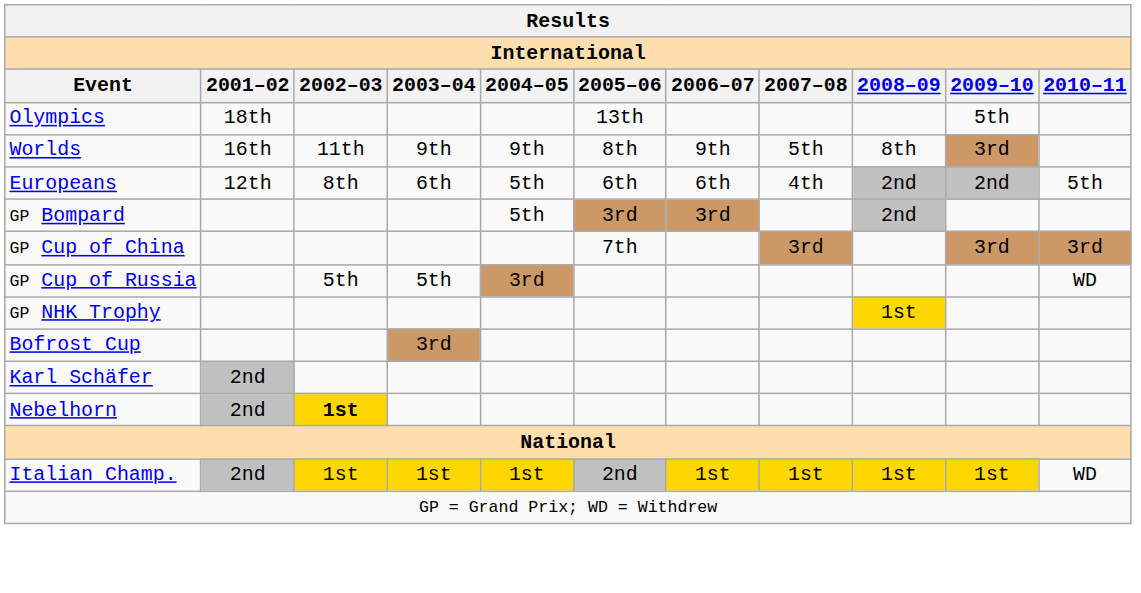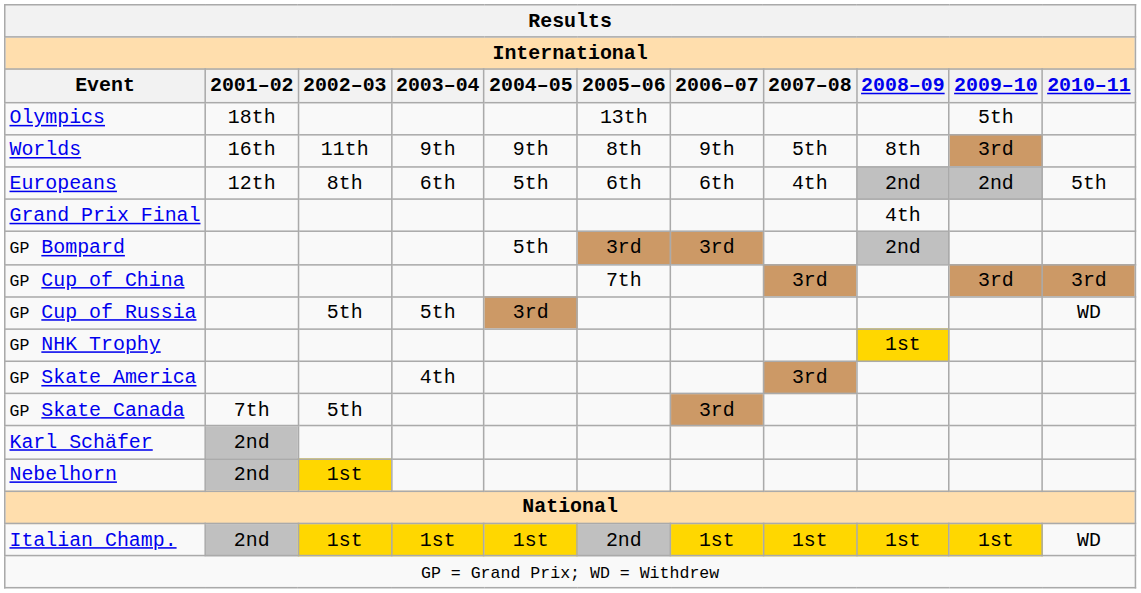+ row: (105, 215)
+ row: (103, 378)
+ row: (97, 410)
- row: (75, 345)
(341, 410) bold -> (345, 475) normal
